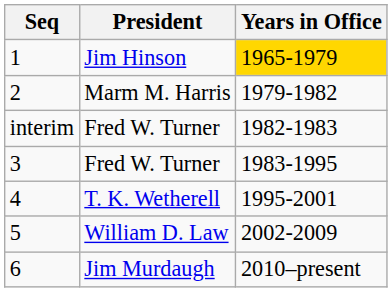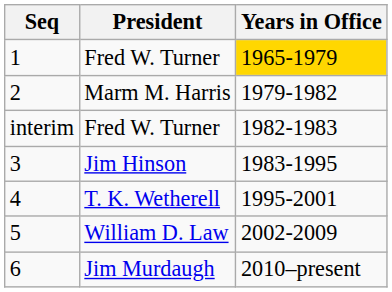(135, 57) Jim Hinson -> (152, 57) Fred W. Turner
(152, 163) Fred W. Turner -> (135, 163) Jim Hinson
